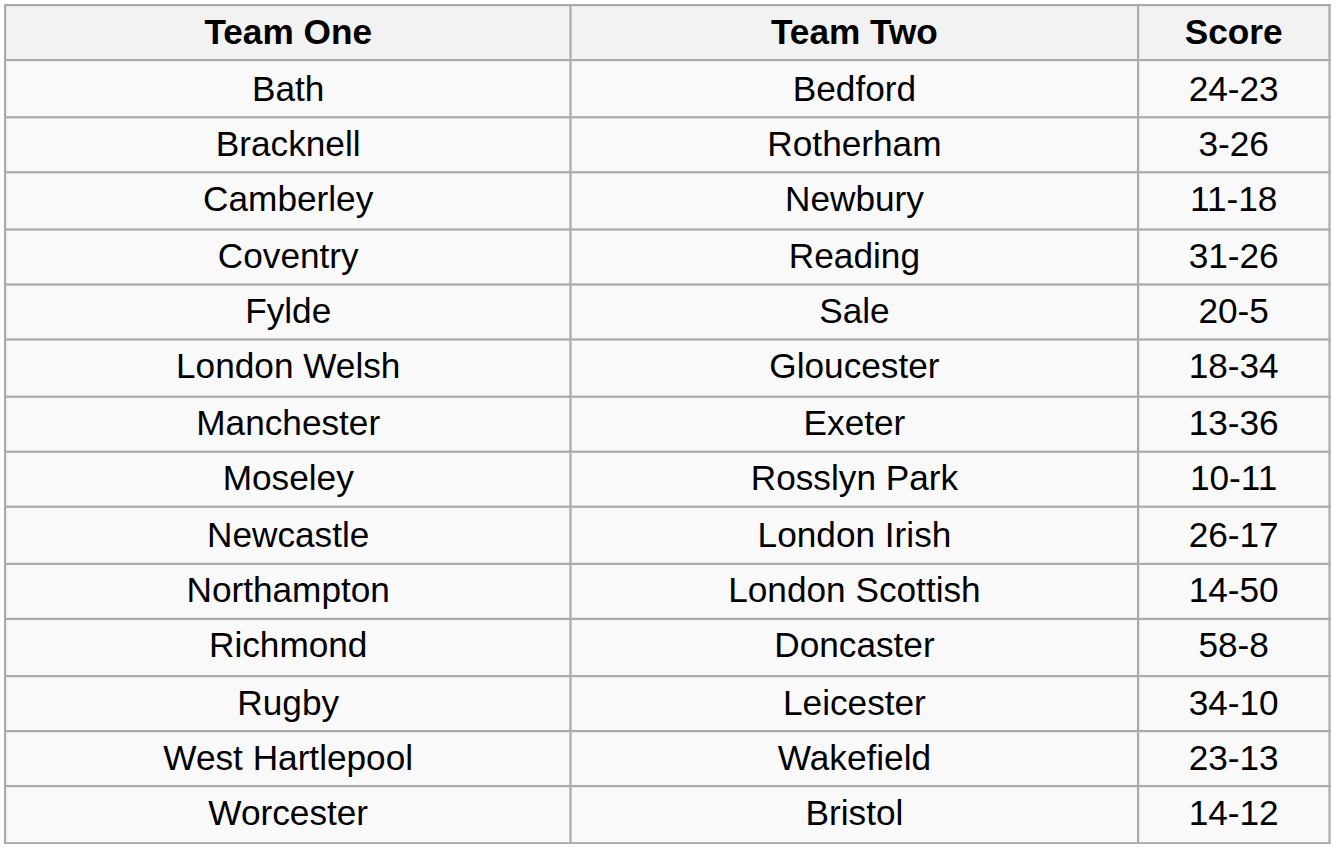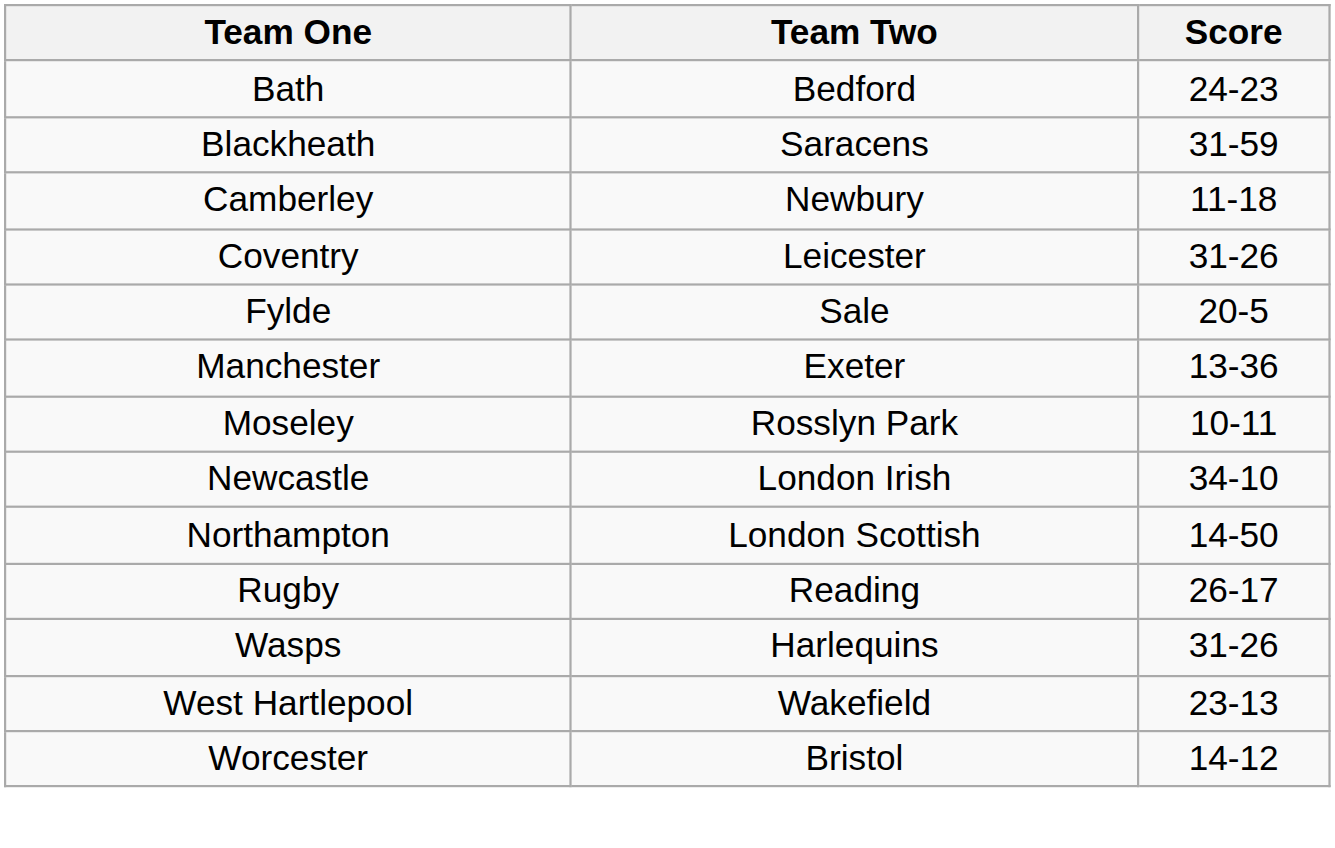+ row: (288, 144)
- row: (288, 144)
(854, 255) Reading -> (854, 255) Leicester
- row: (288, 367)
(1234, 534) 26-17 -> (1234, 479) 34-10
- row: (288, 646)
(854, 702) Leicester -> (854, 590) Reading
(1234, 702) 34-10 -> (1234, 590) 26-17
+ row: (288, 646)
